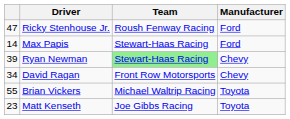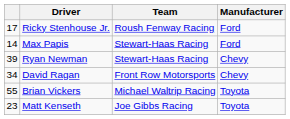(12, 28) 47 -> (12, 28) 17
(161, 59) lightgreen background -> (161, 59) no background
